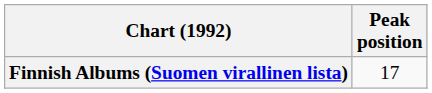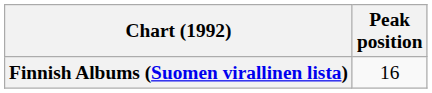(390, 72) 17 -> (390, 72) 16
